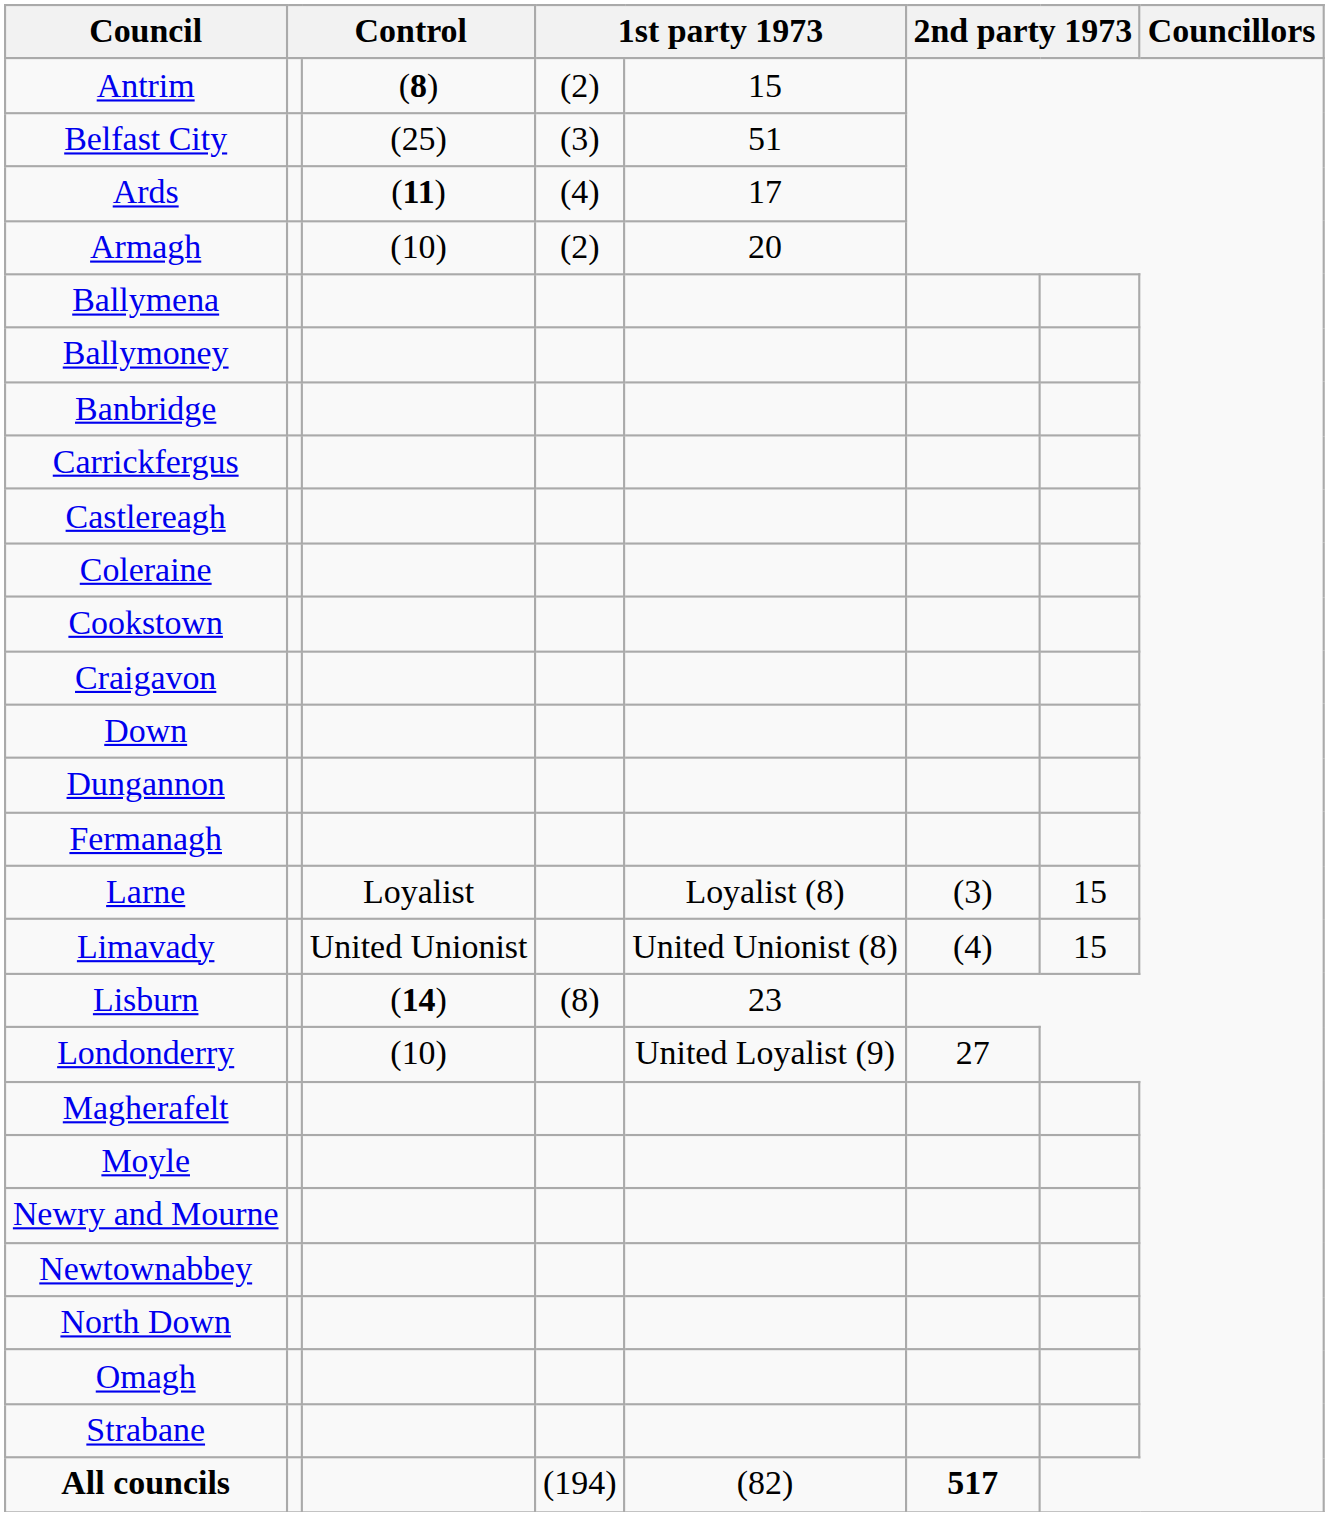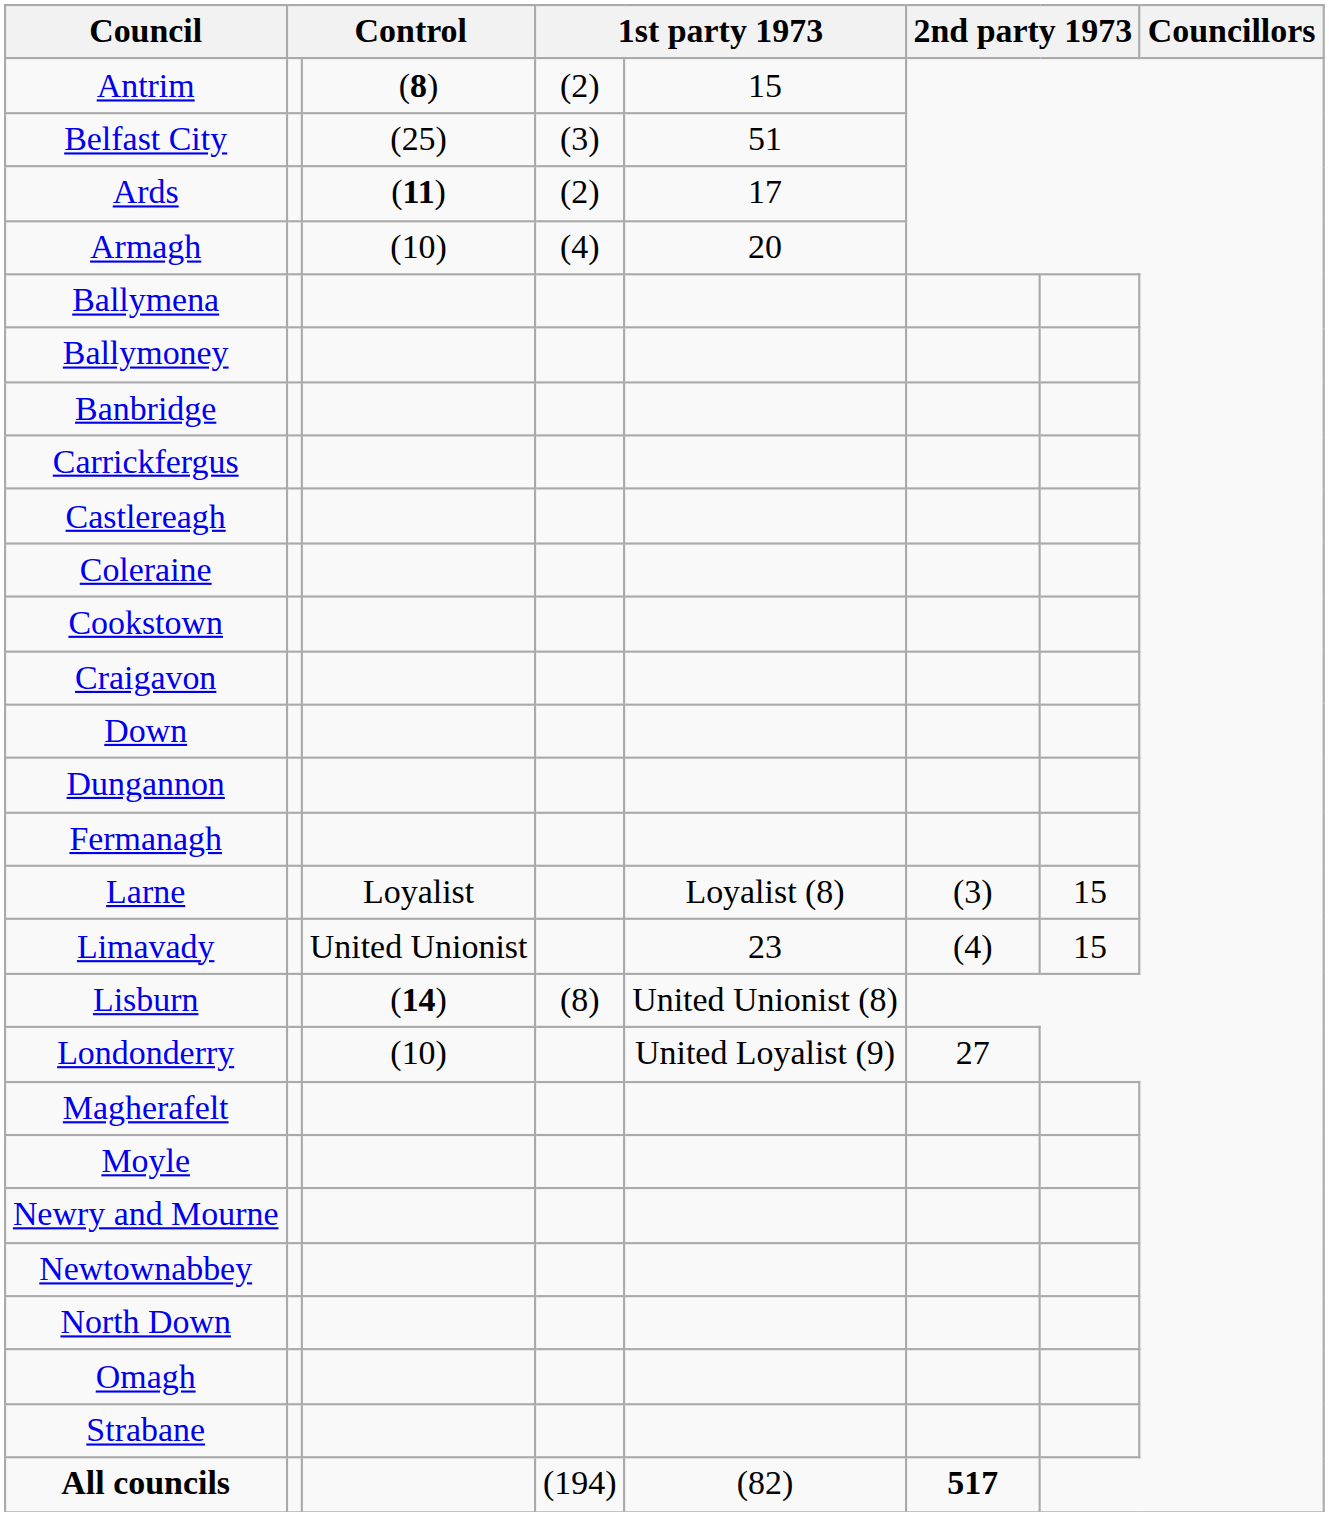(580, 192) (4) -> (580, 192) (2)
(580, 246) (2) -> (580, 246) (4)
(765, 945) United Unionist (8) -> (765, 945) 23
(765, 999) 23 -> (765, 999) United Unionist (8)
